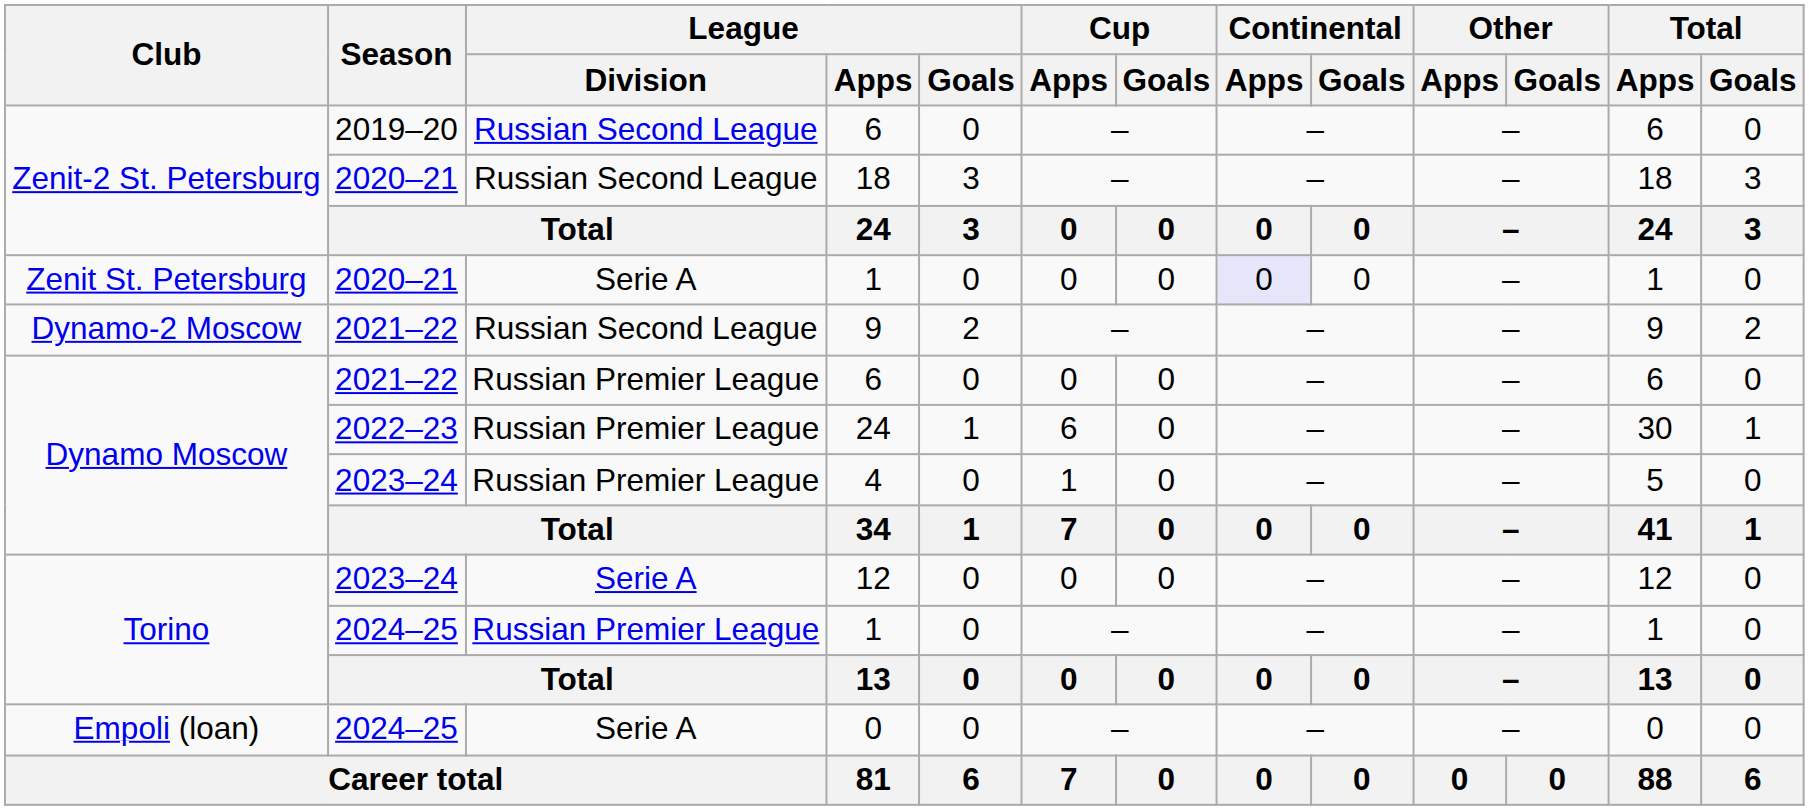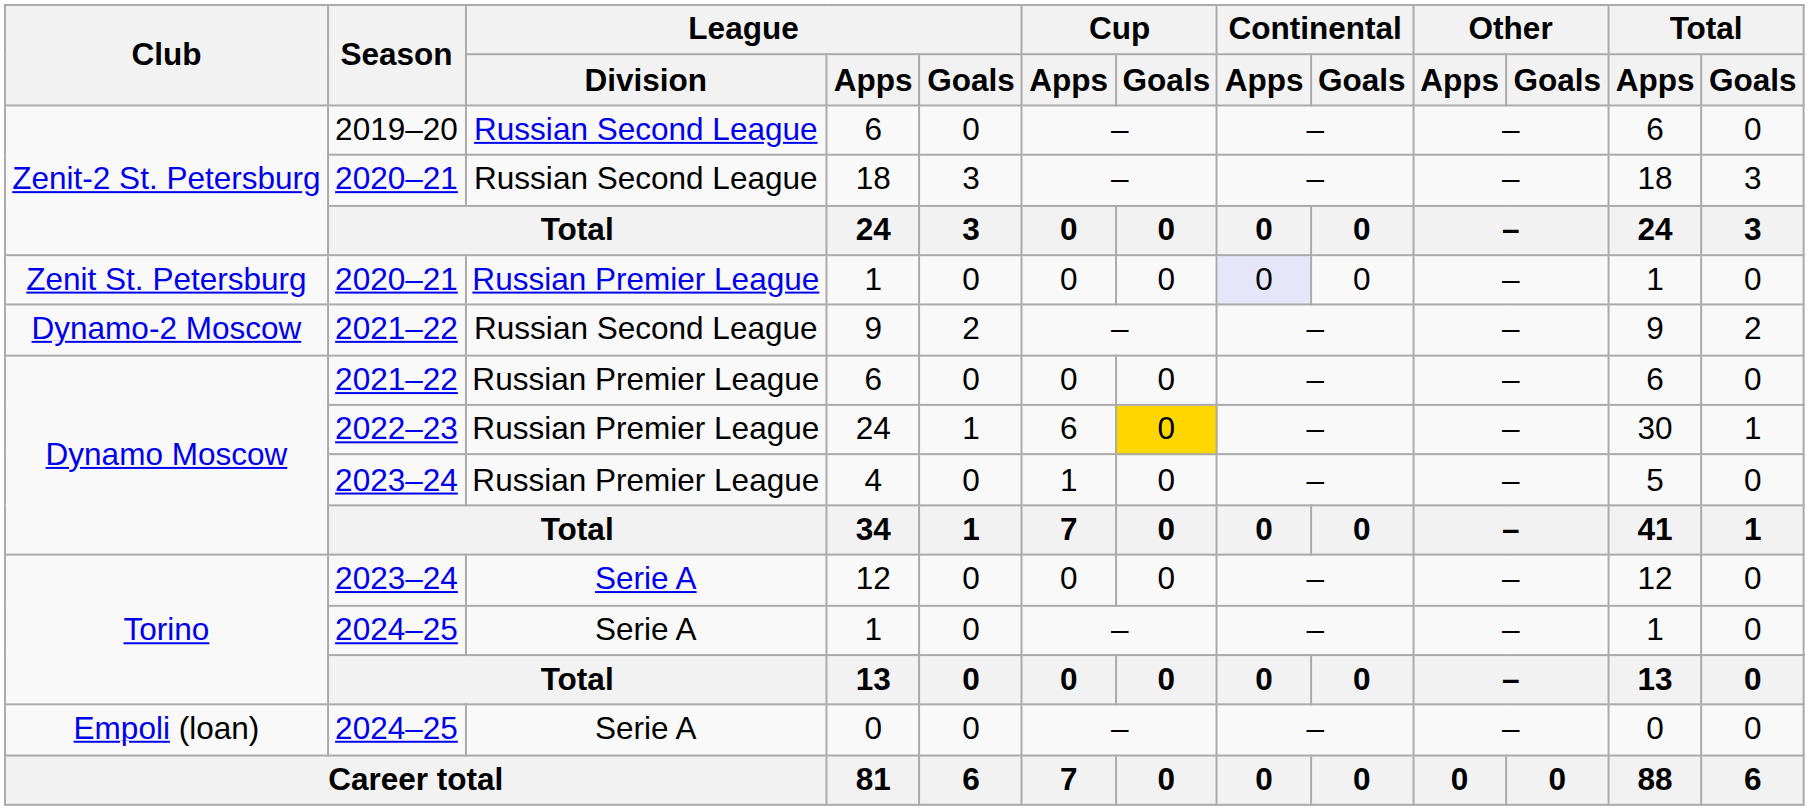(646, 279) Serie A -> (646, 279) Russian Premier League
(1166, 429) no background -> (1166, 429) gold background
(646, 629) Russian Premier League -> (646, 629) Serie A
